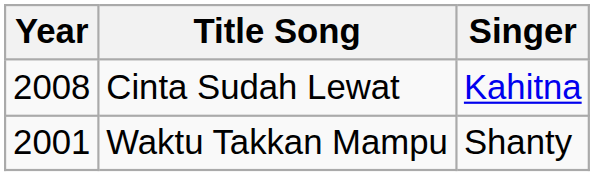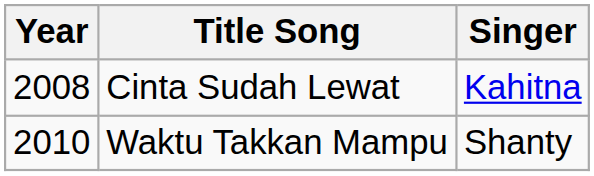(52, 142) 2001 -> (52, 142) 2010
